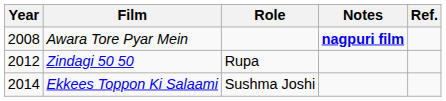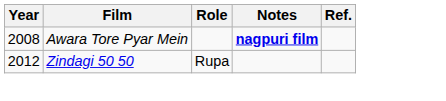- row: (132, 84)
